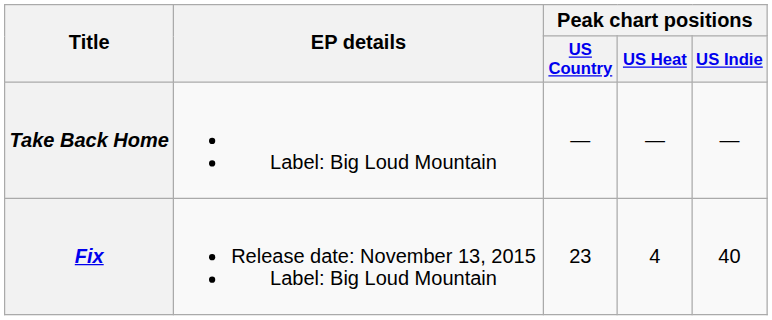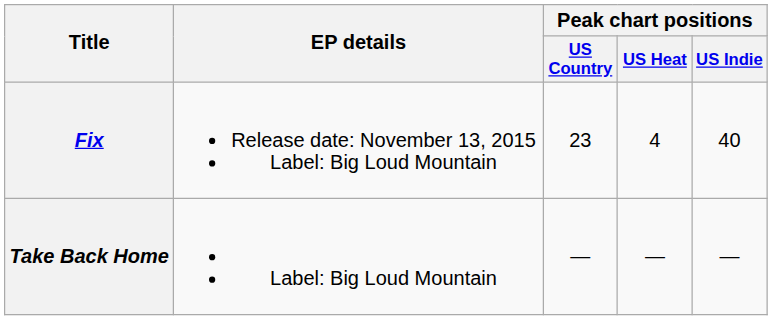rows swapped: (89, 256) <-> (89, 139)
